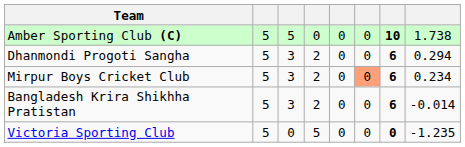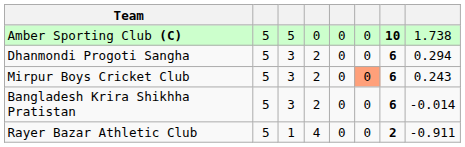(433, 76) 0.234 -> (433, 76) 0.243
+ row: (102, 132)
- row: (91, 132)
